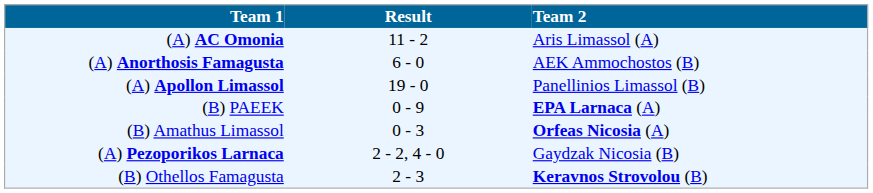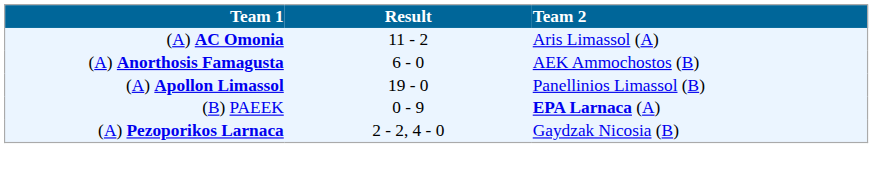- row: (205, 130)
- row: (201, 176)
